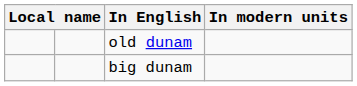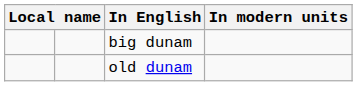rows swapped: (150, 42) <-> (150, 68)
